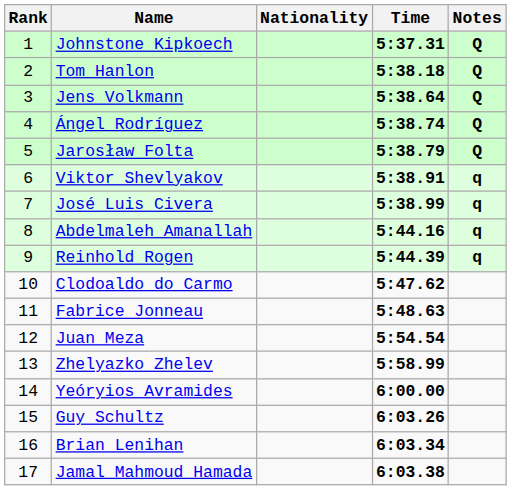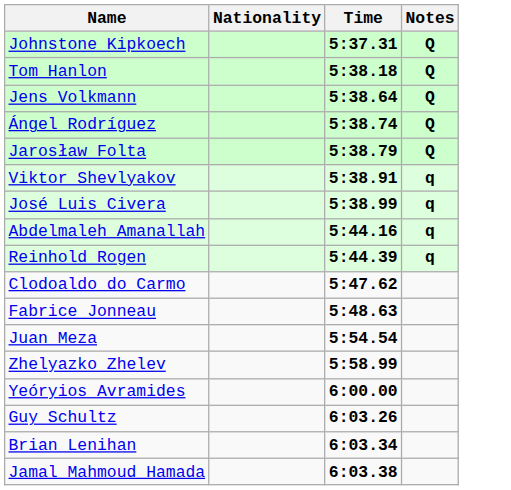- column: (28, 18)
